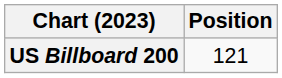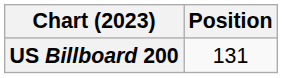(230, 55) 121 -> (230, 55) 131
